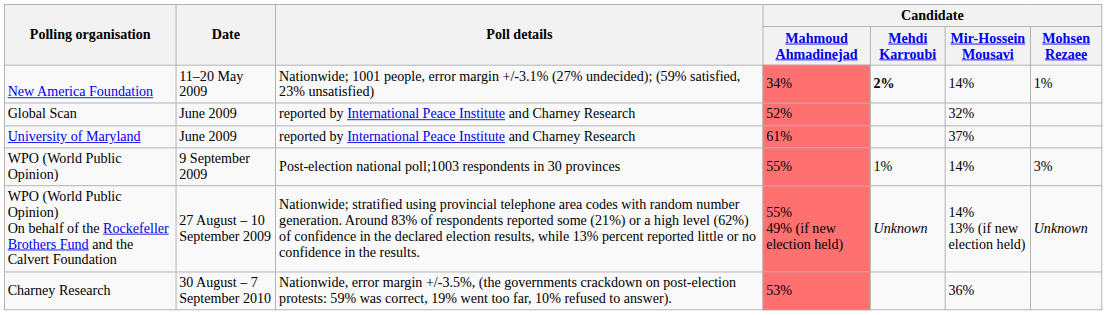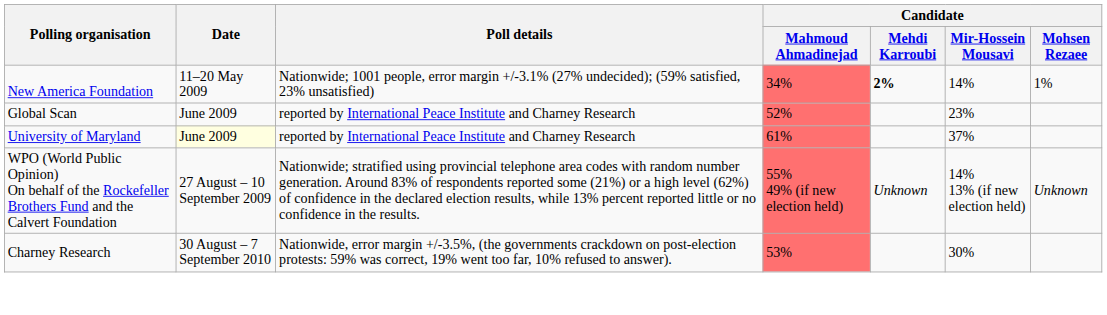(961, 114) 32% -> (961, 114) 23%
(208, 136) no background -> (208, 136) lightyellow background
- row: (65, 166)
(961, 290) 36% -> (961, 252) 30%
